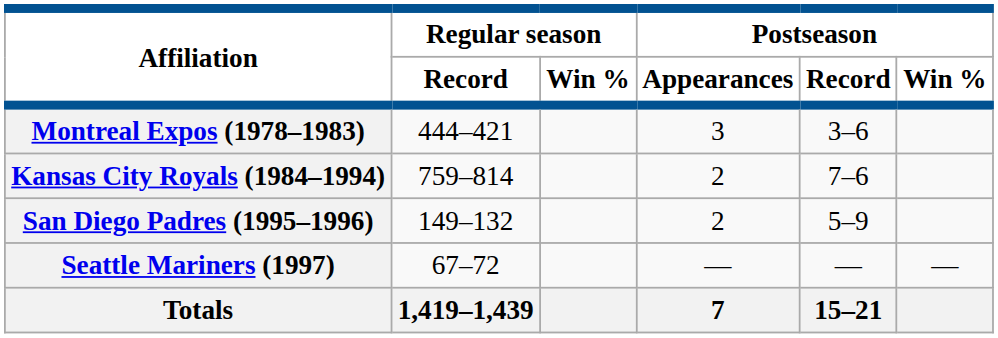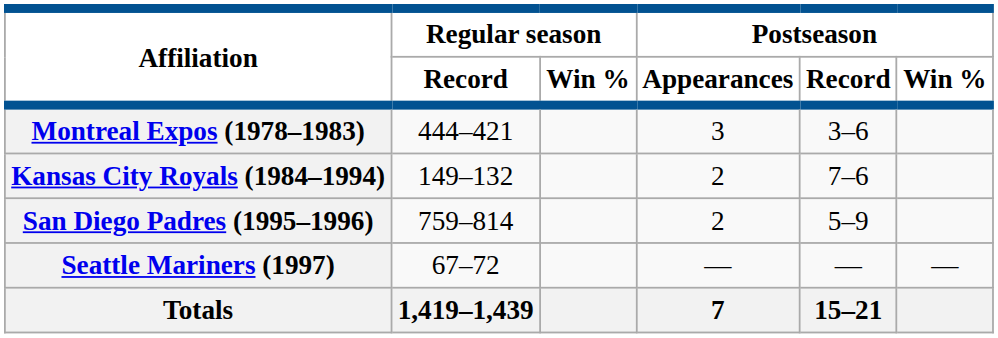(466, 176) 759–814 -> (466, 176) 149–132
(466, 220) 149–132 -> (466, 220) 759–814
